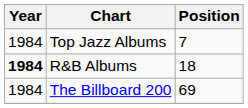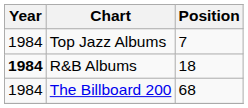(187, 90) 69 -> (187, 90) 68
